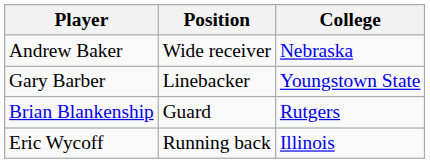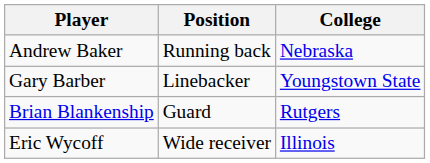(217, 50) Wide receiver -> (217, 50) Running back
(217, 142) Running back -> (217, 142) Wide receiver
